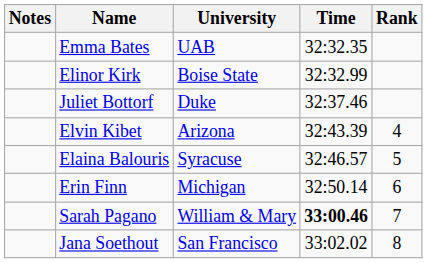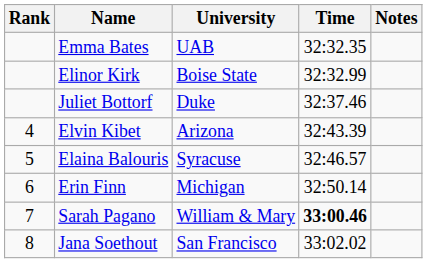columns swapped: (397, 18) <-> (30, 18)
